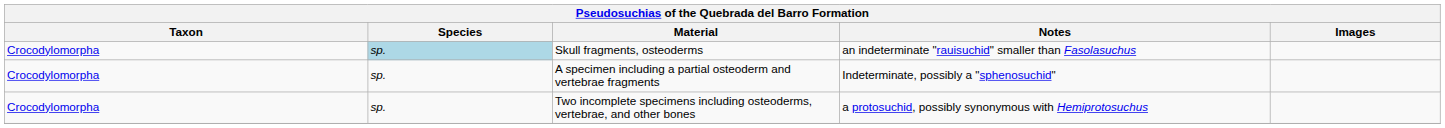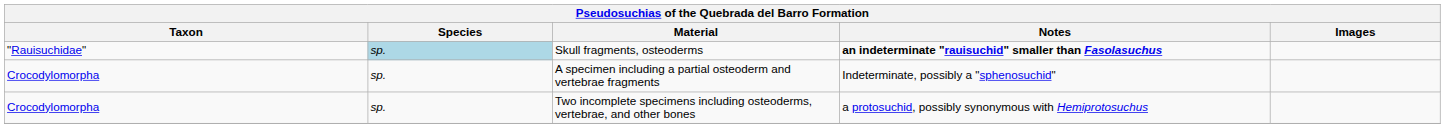(53, 50) Crocodylomorpha -> (47, 50) "Rauisuchidae"
(989, 50) normal -> (1002, 50) bold
